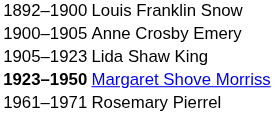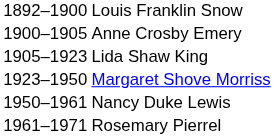(45, 79) bold -> (45, 79) normal
+ row: (161, 102)
